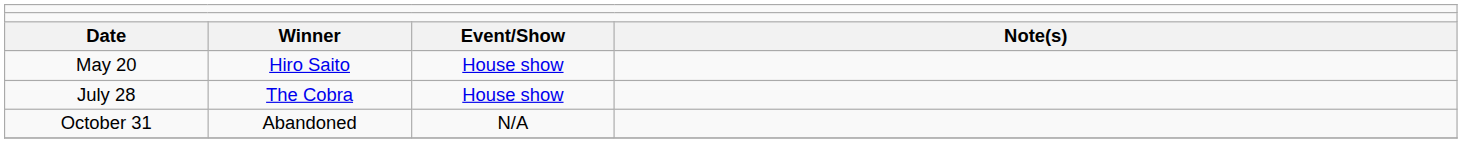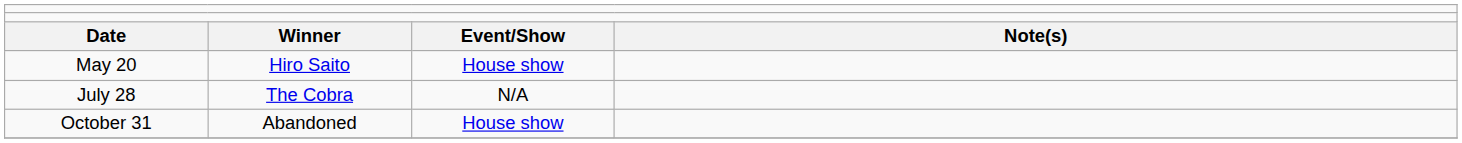(513, 94) House show -> (513, 94) N/A
(513, 123) N/A -> (513, 123) House show
